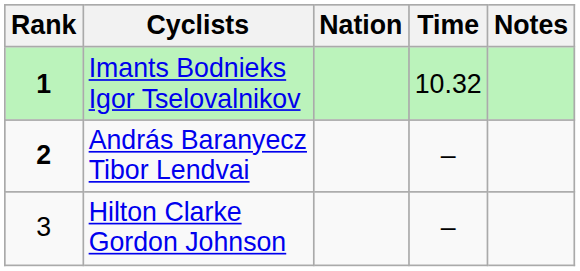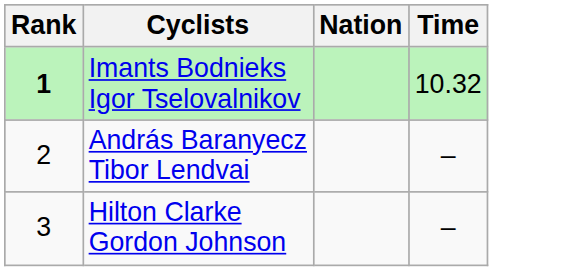- column: (531, 25)
(44, 155) bold -> (44, 155) normal
